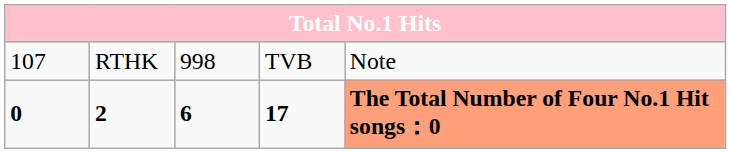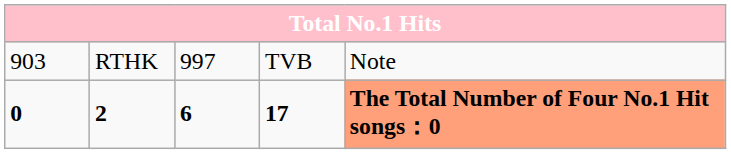(28, 60) 107 -> (28, 60) 903
(198, 60) 998 -> (198, 60) 997
